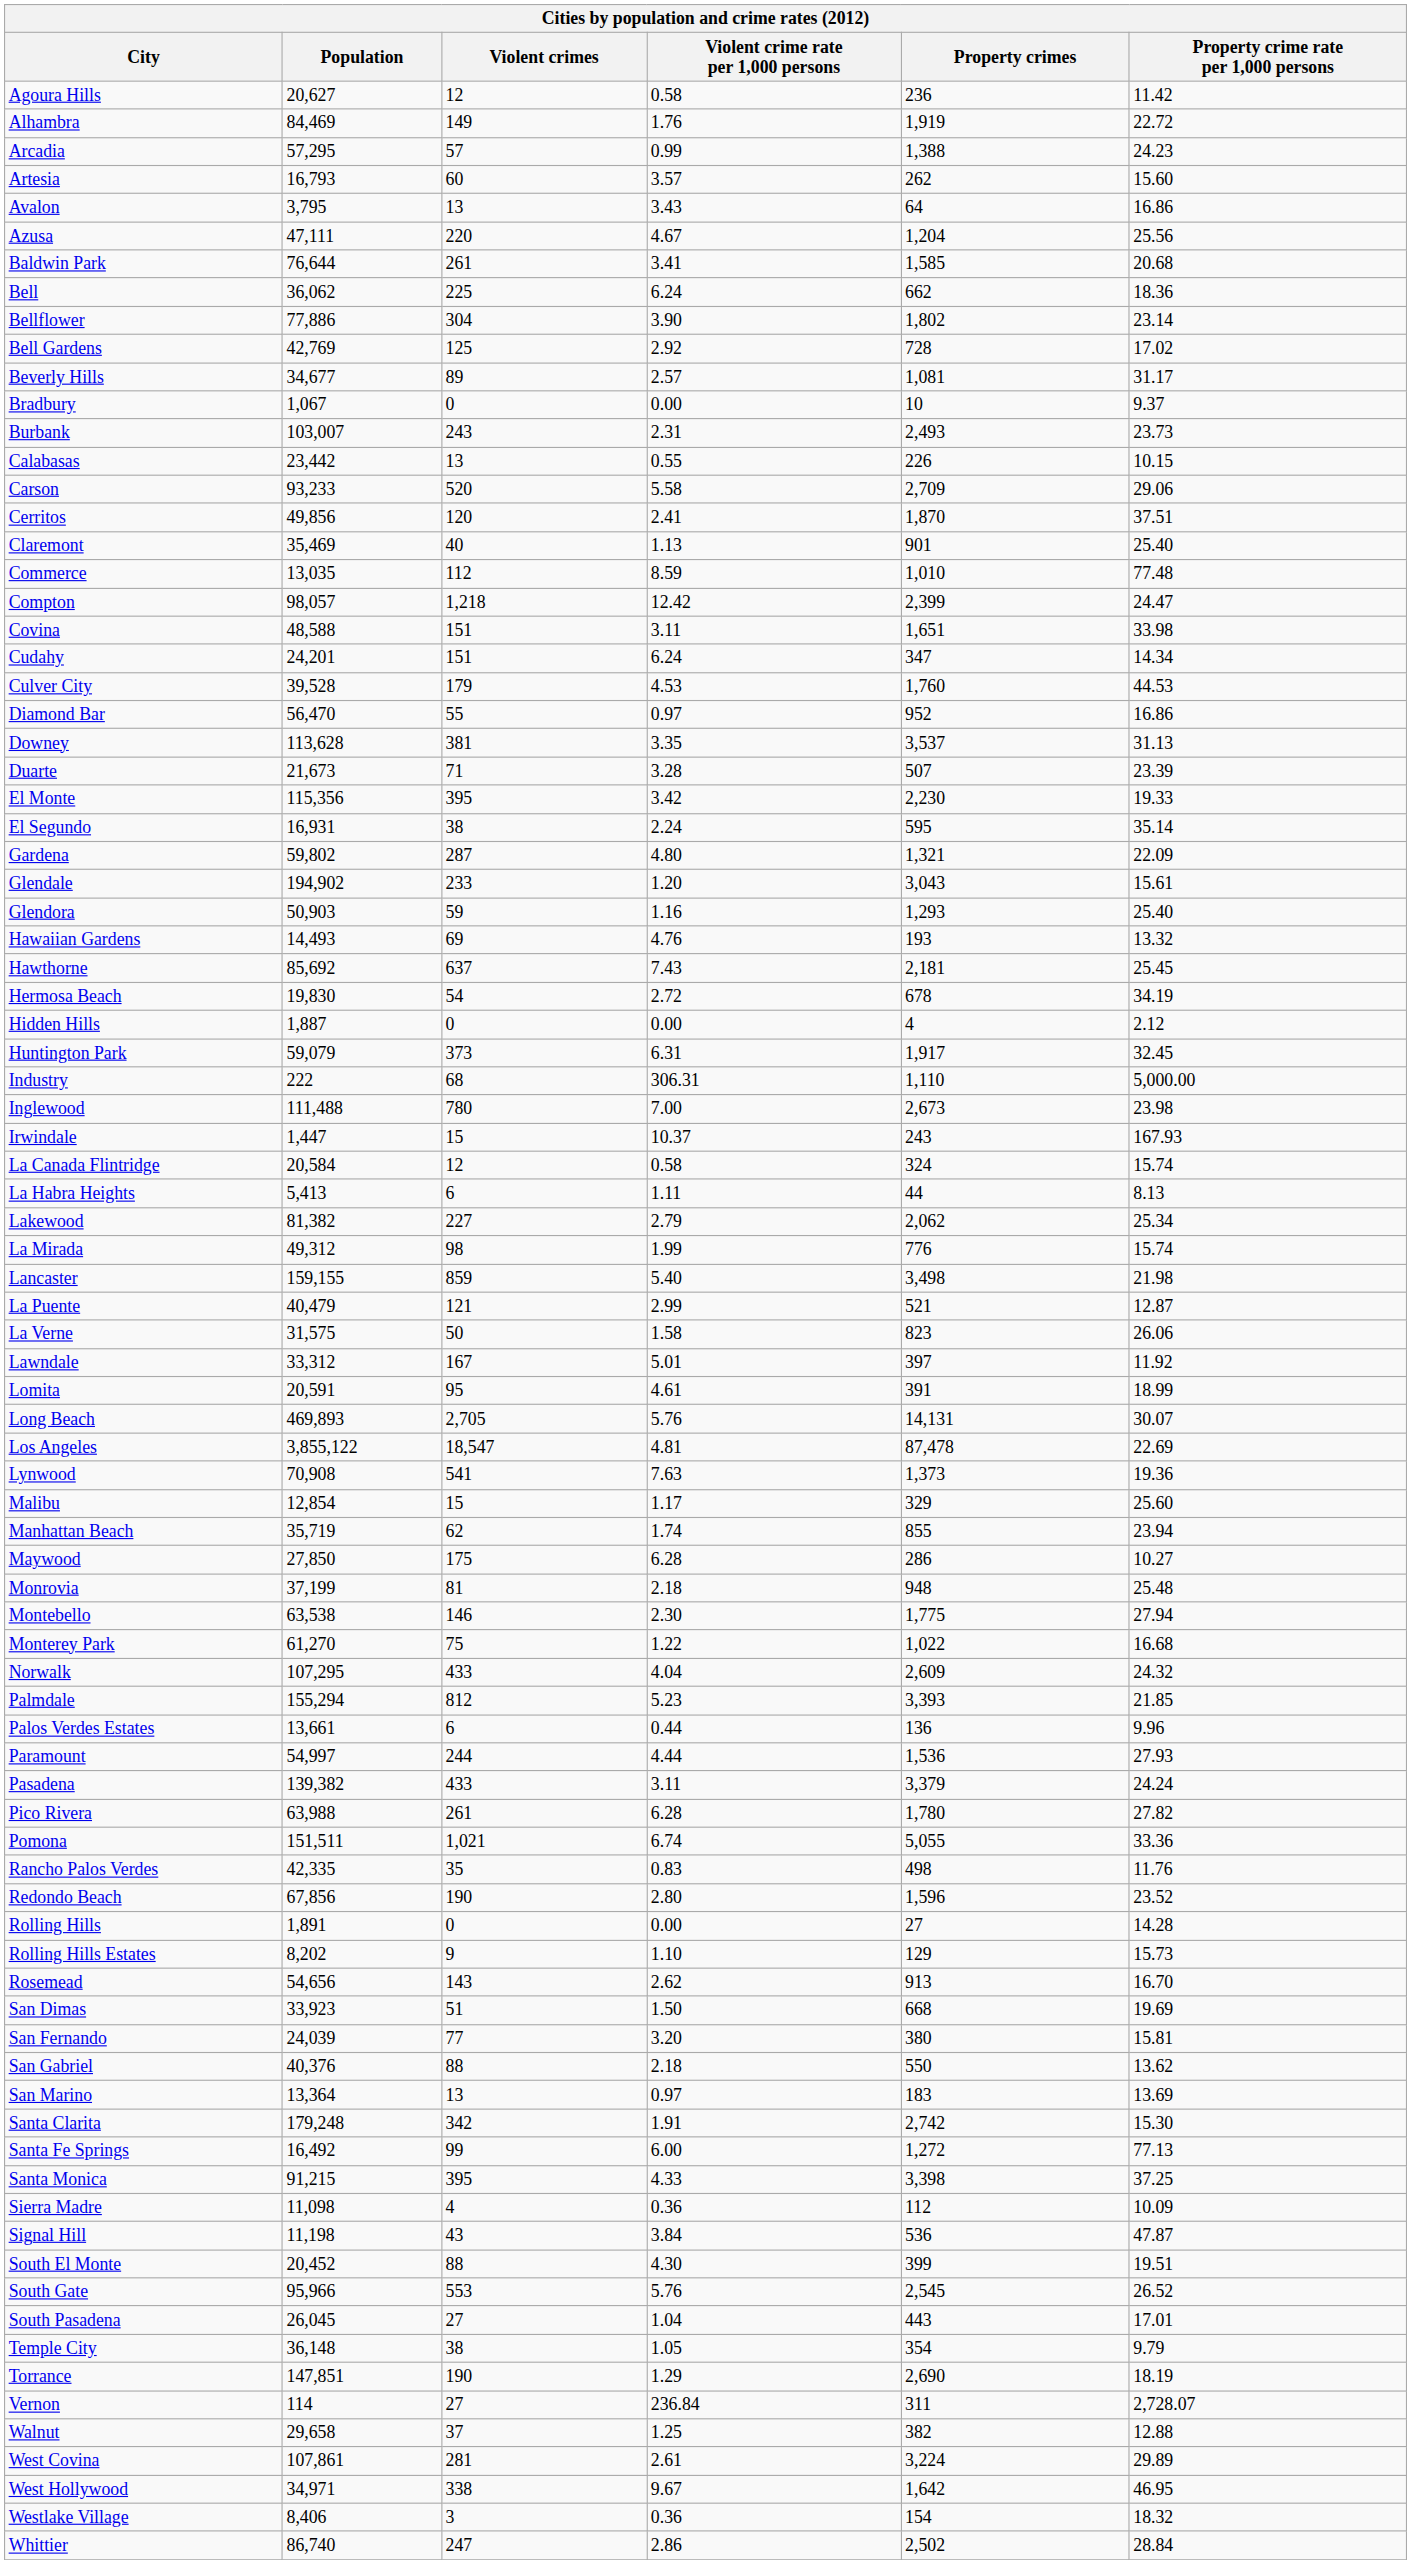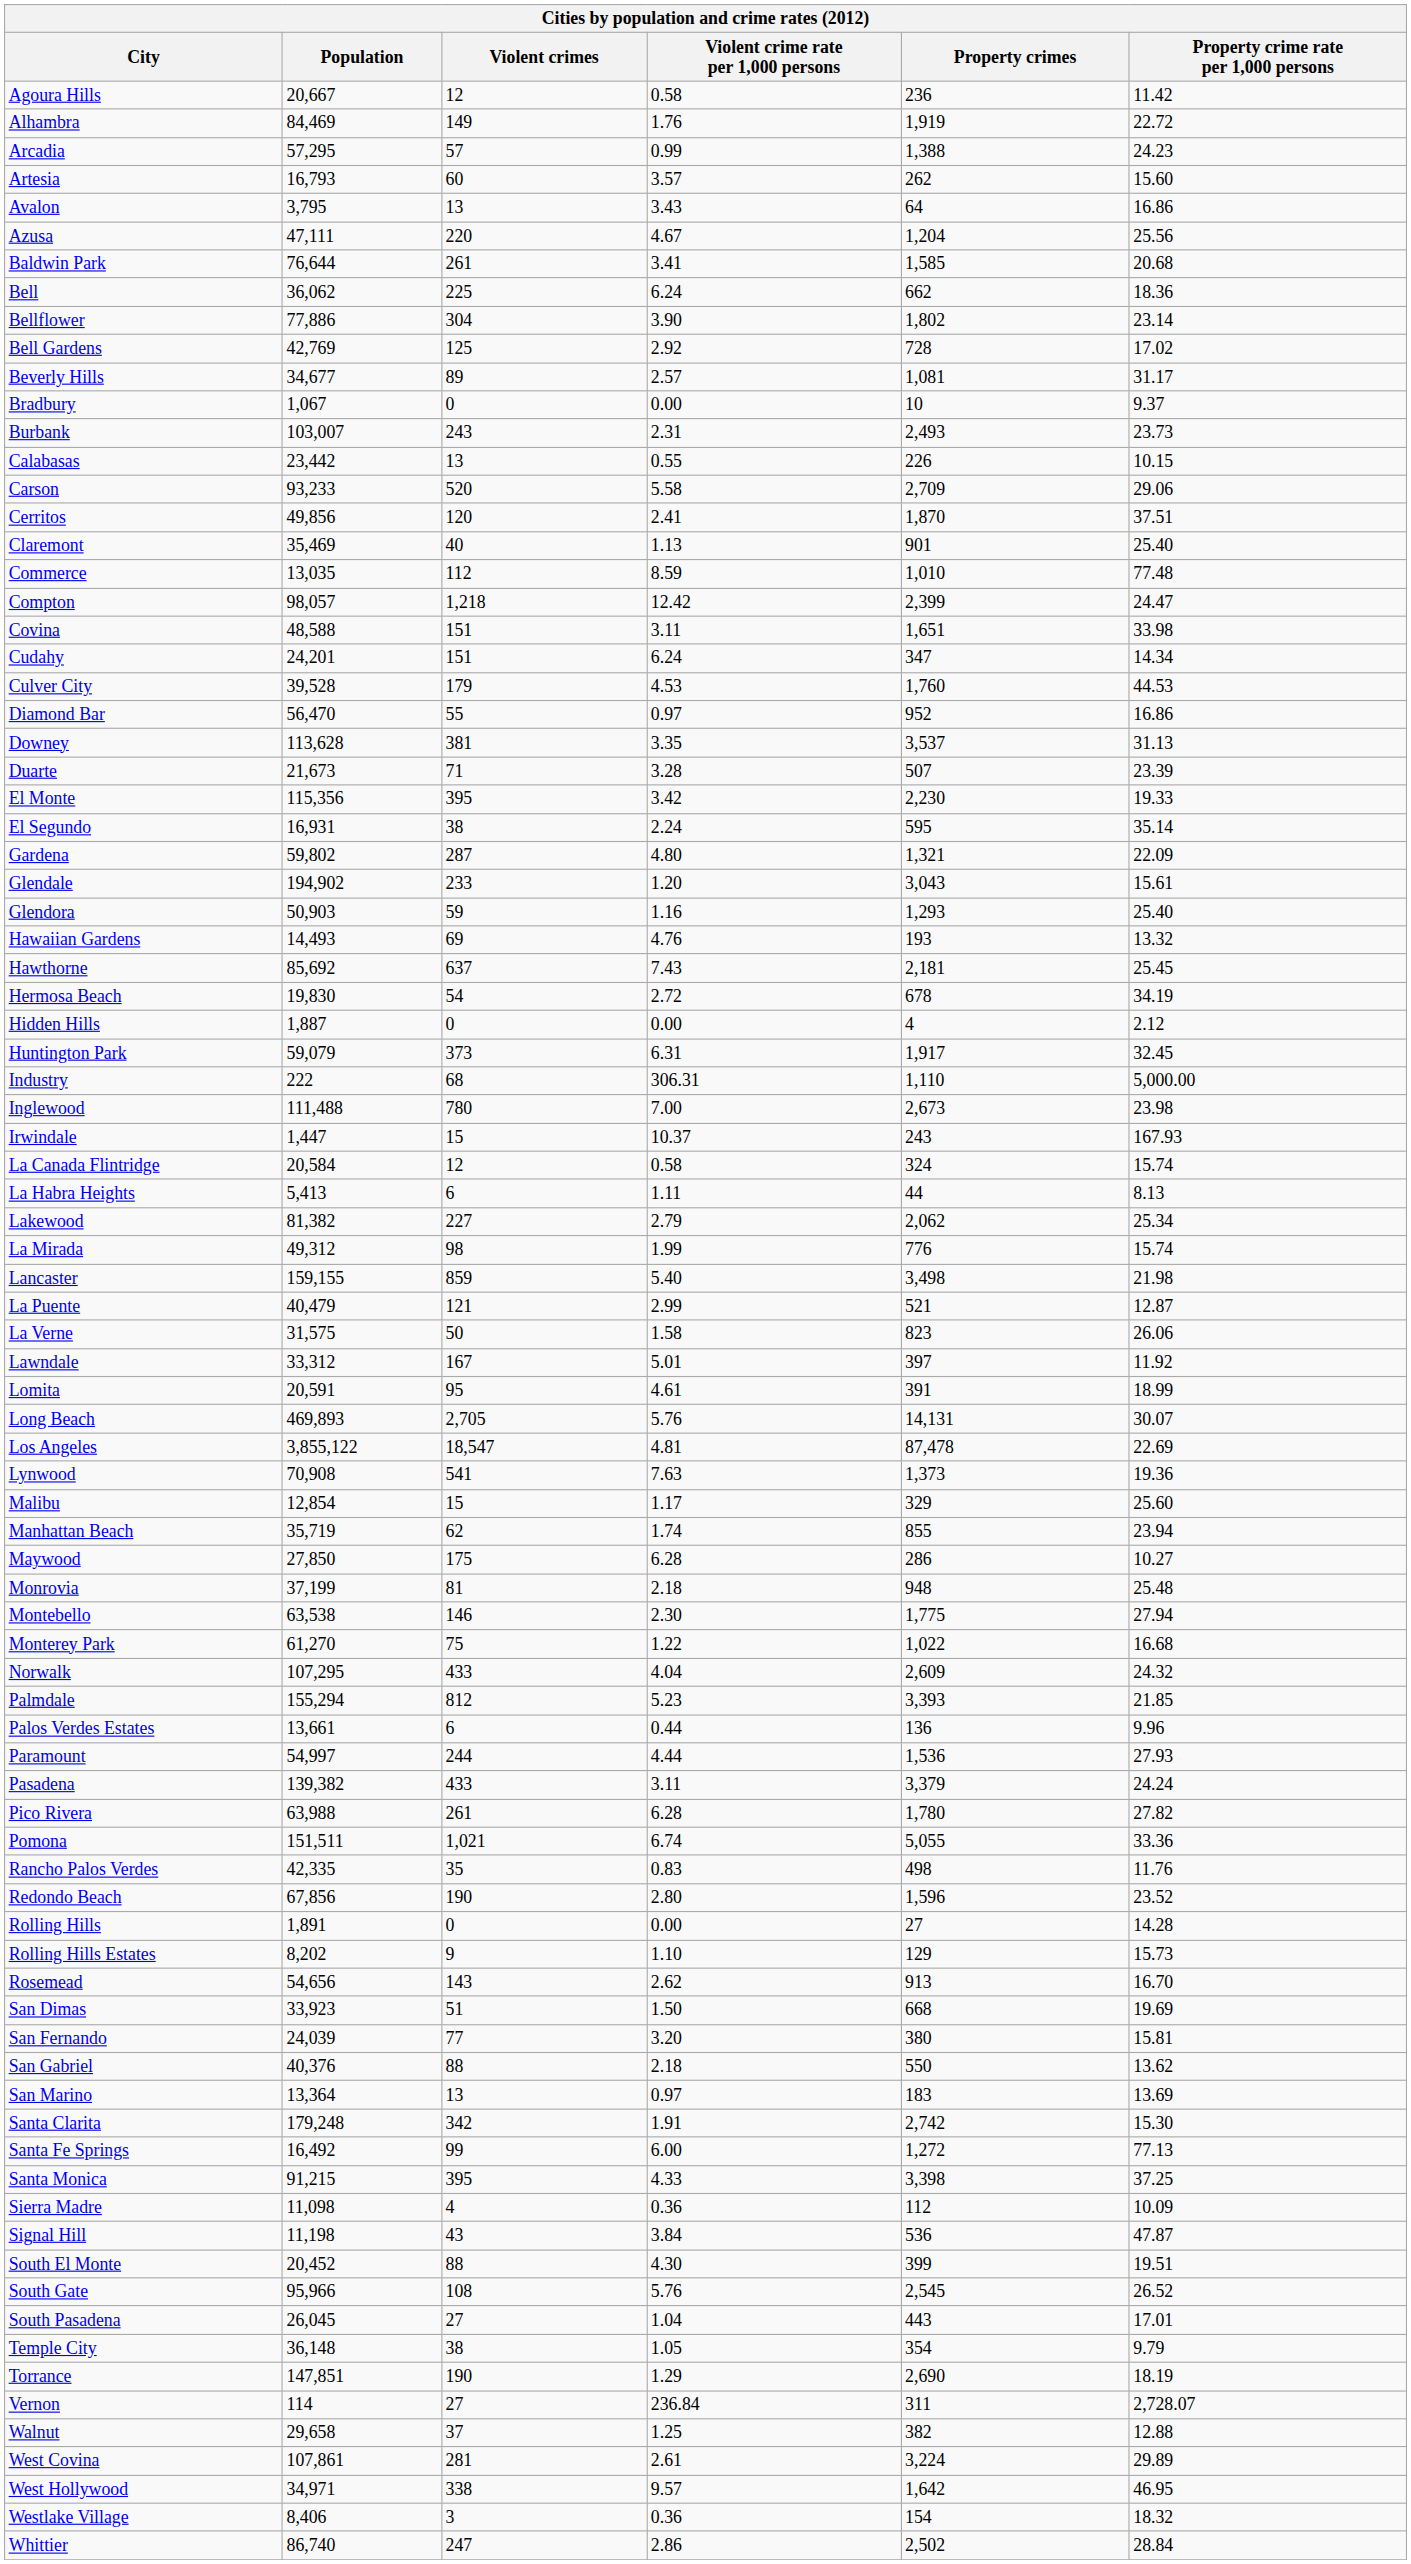(311, 94) 20,627 -> (311, 94) 20,667
(459, 2291) 553 -> (459, 2291) 108
(666, 2489) 9.67 -> (666, 2489) 9.57
